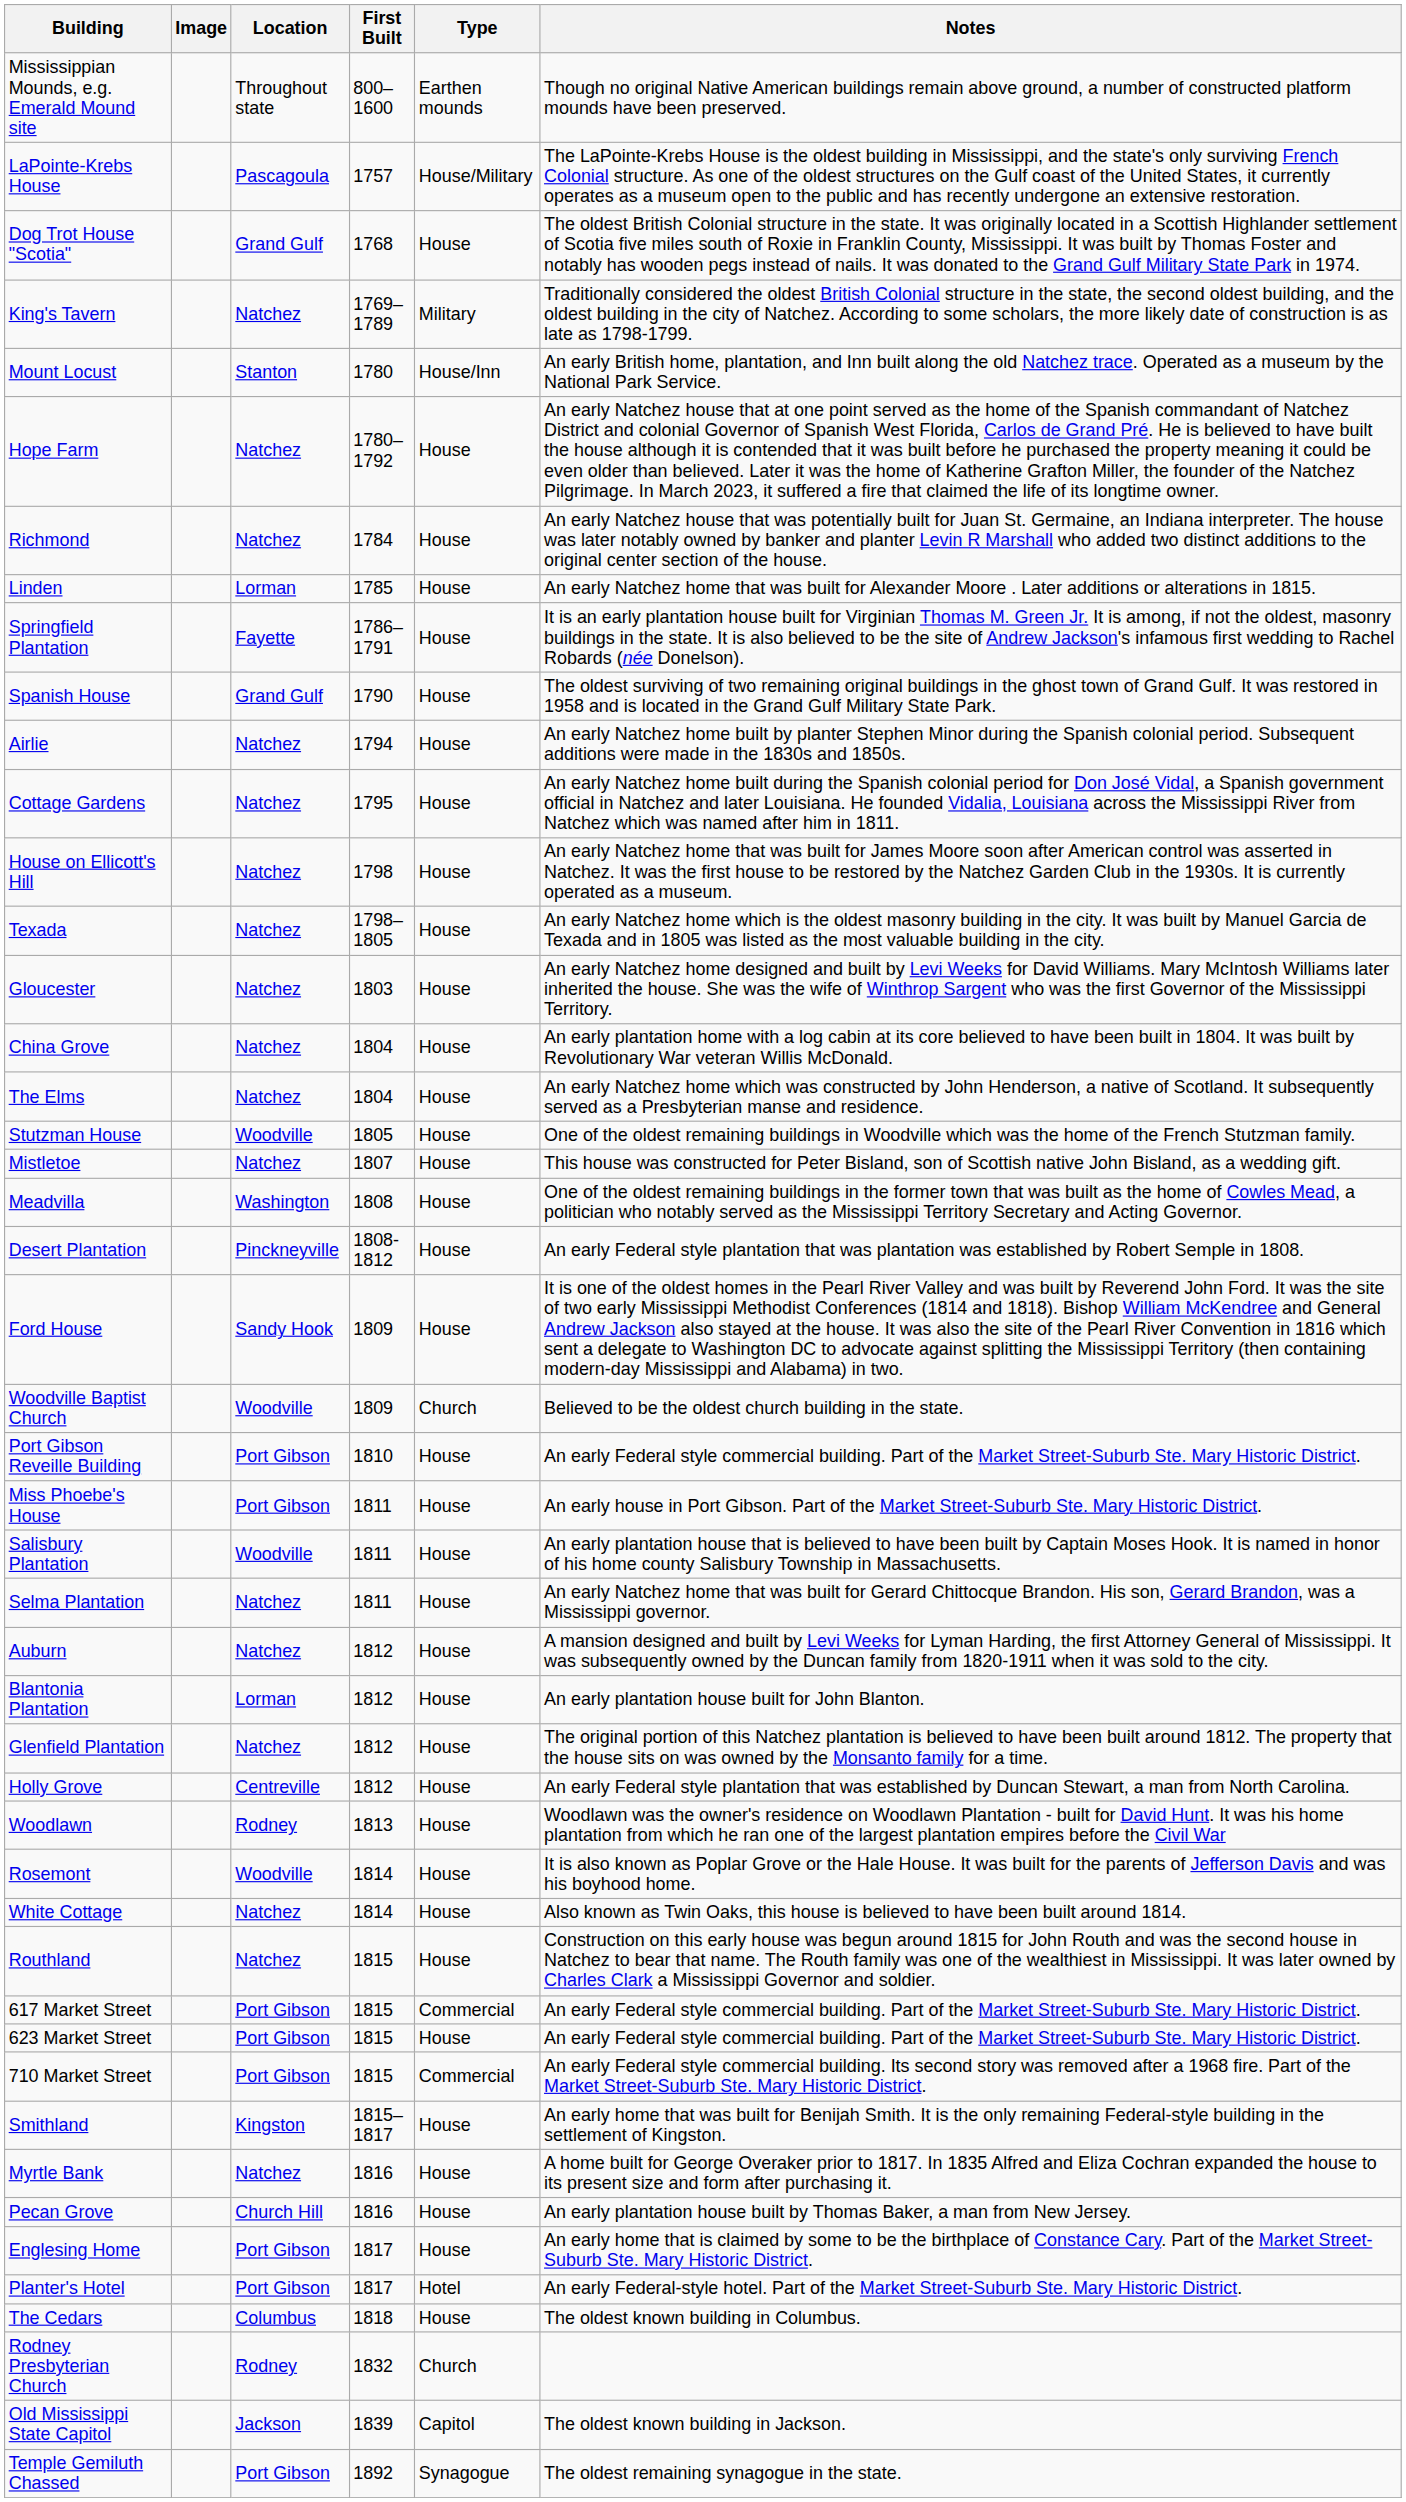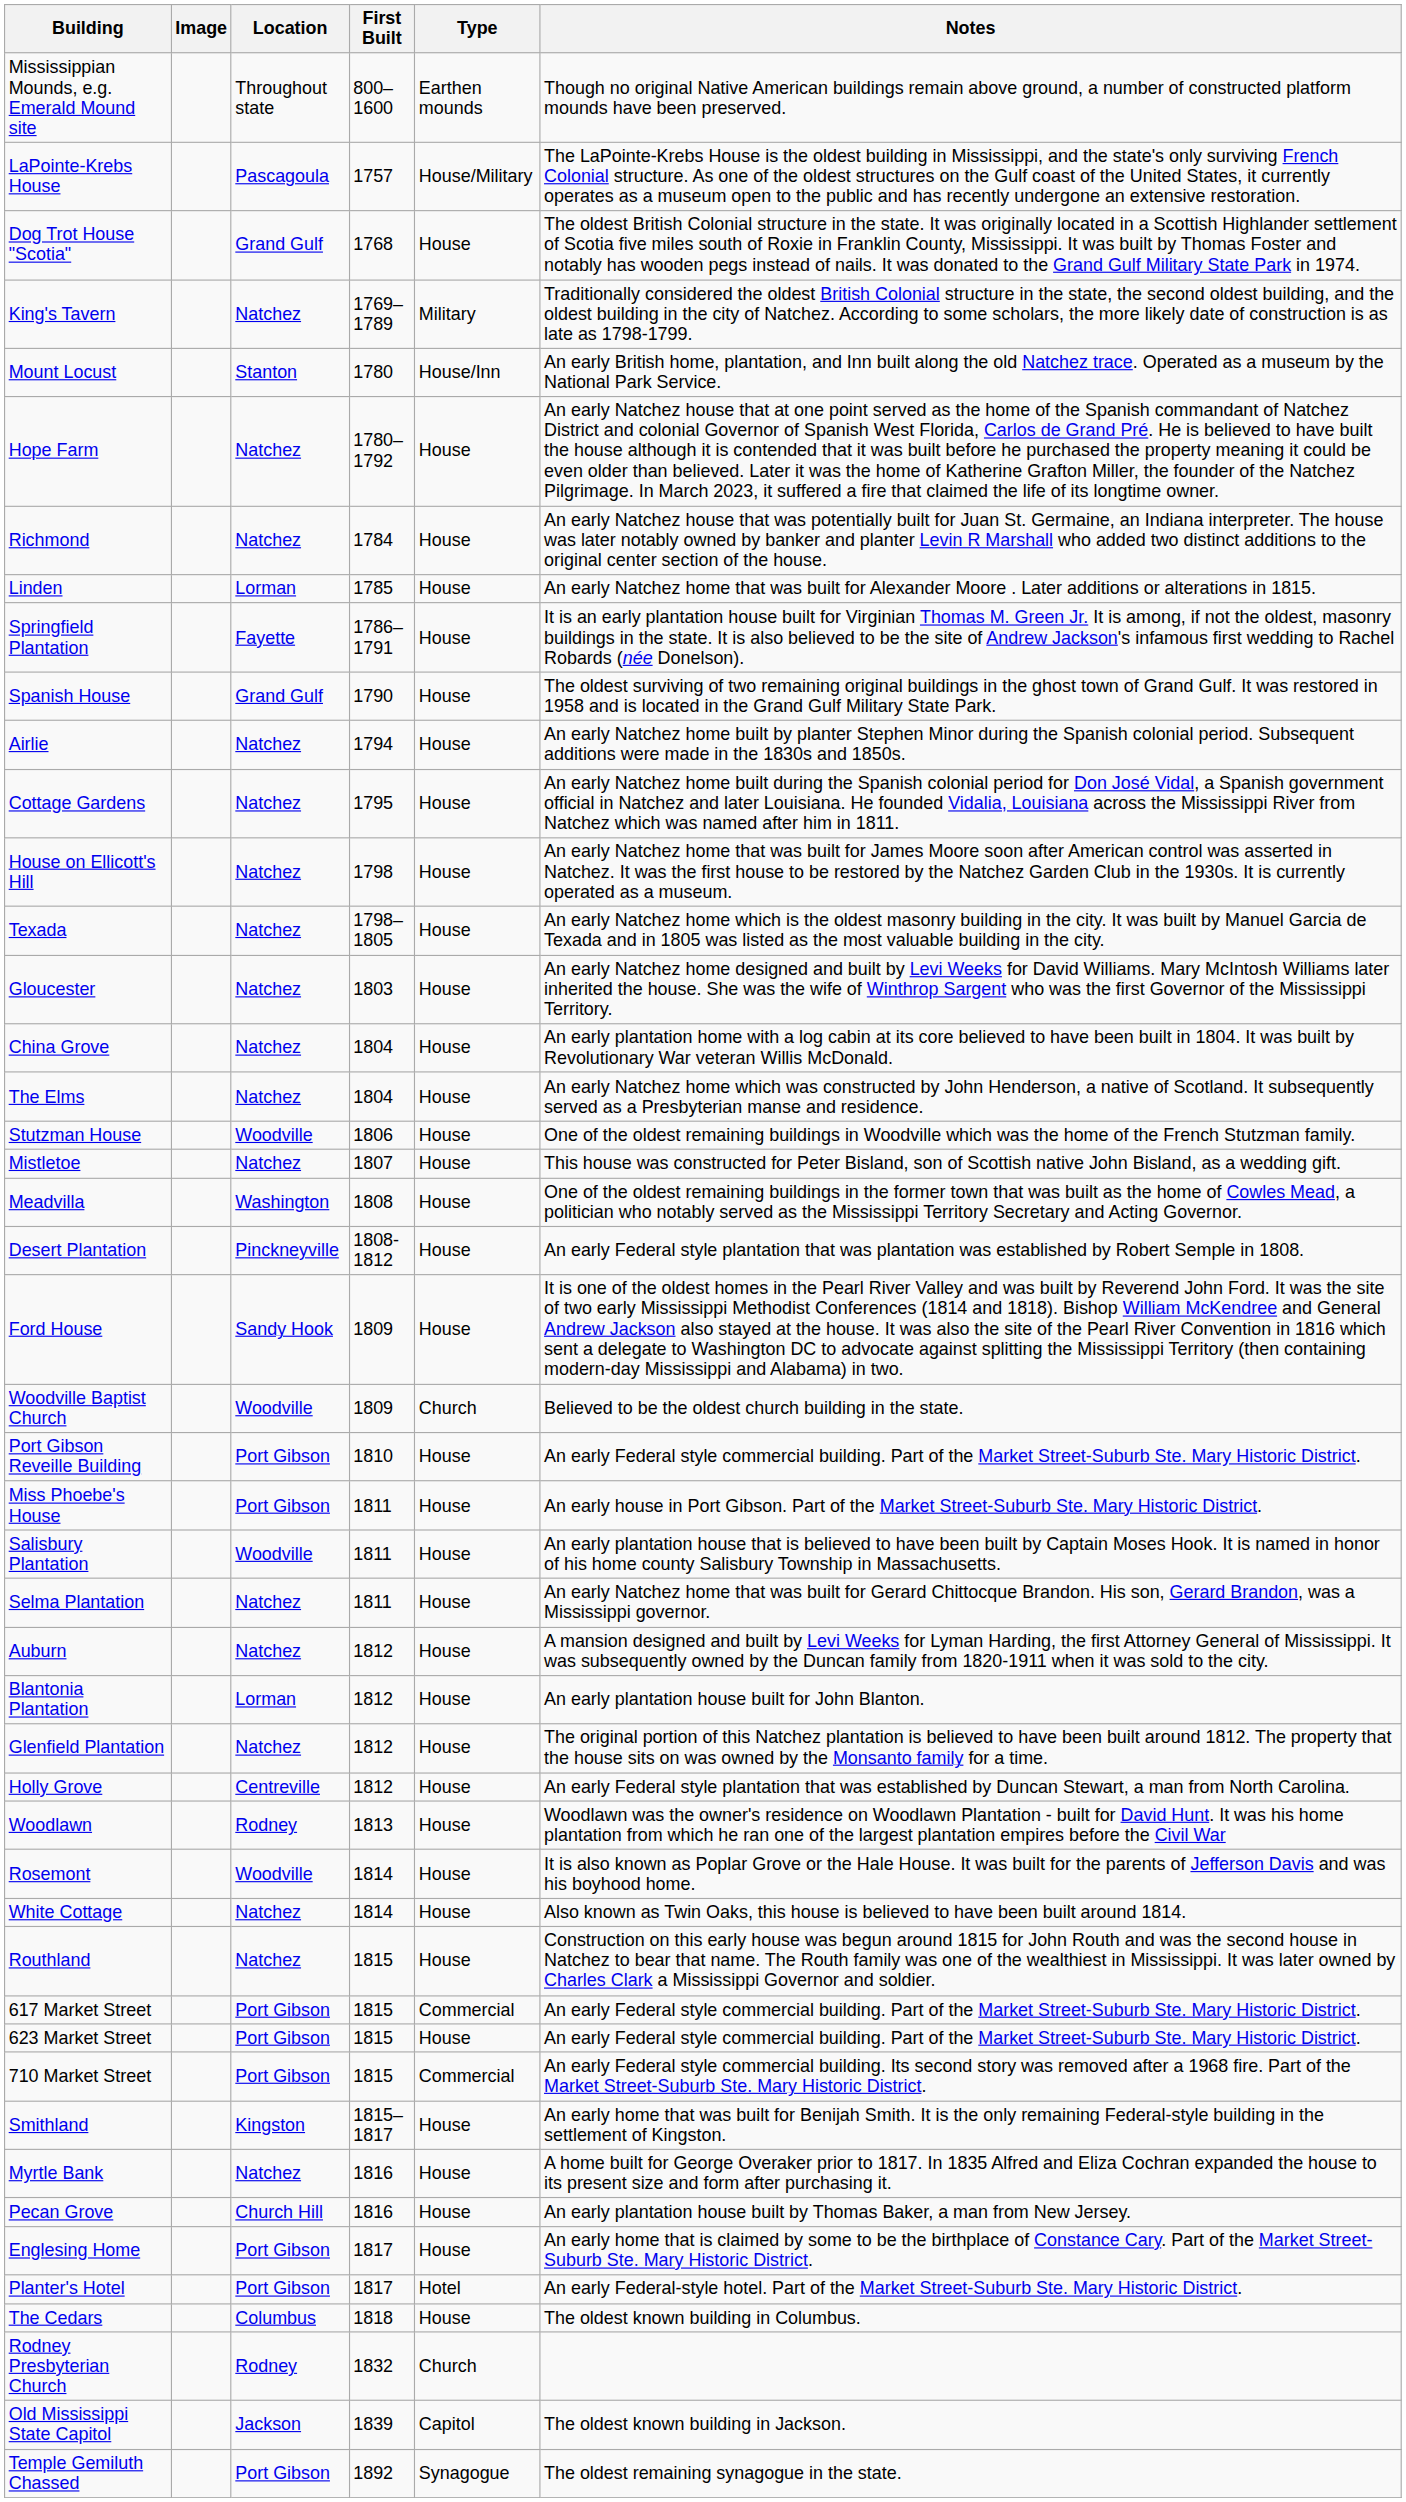(373, 1135) 1805 -> (373, 1135) 1806
